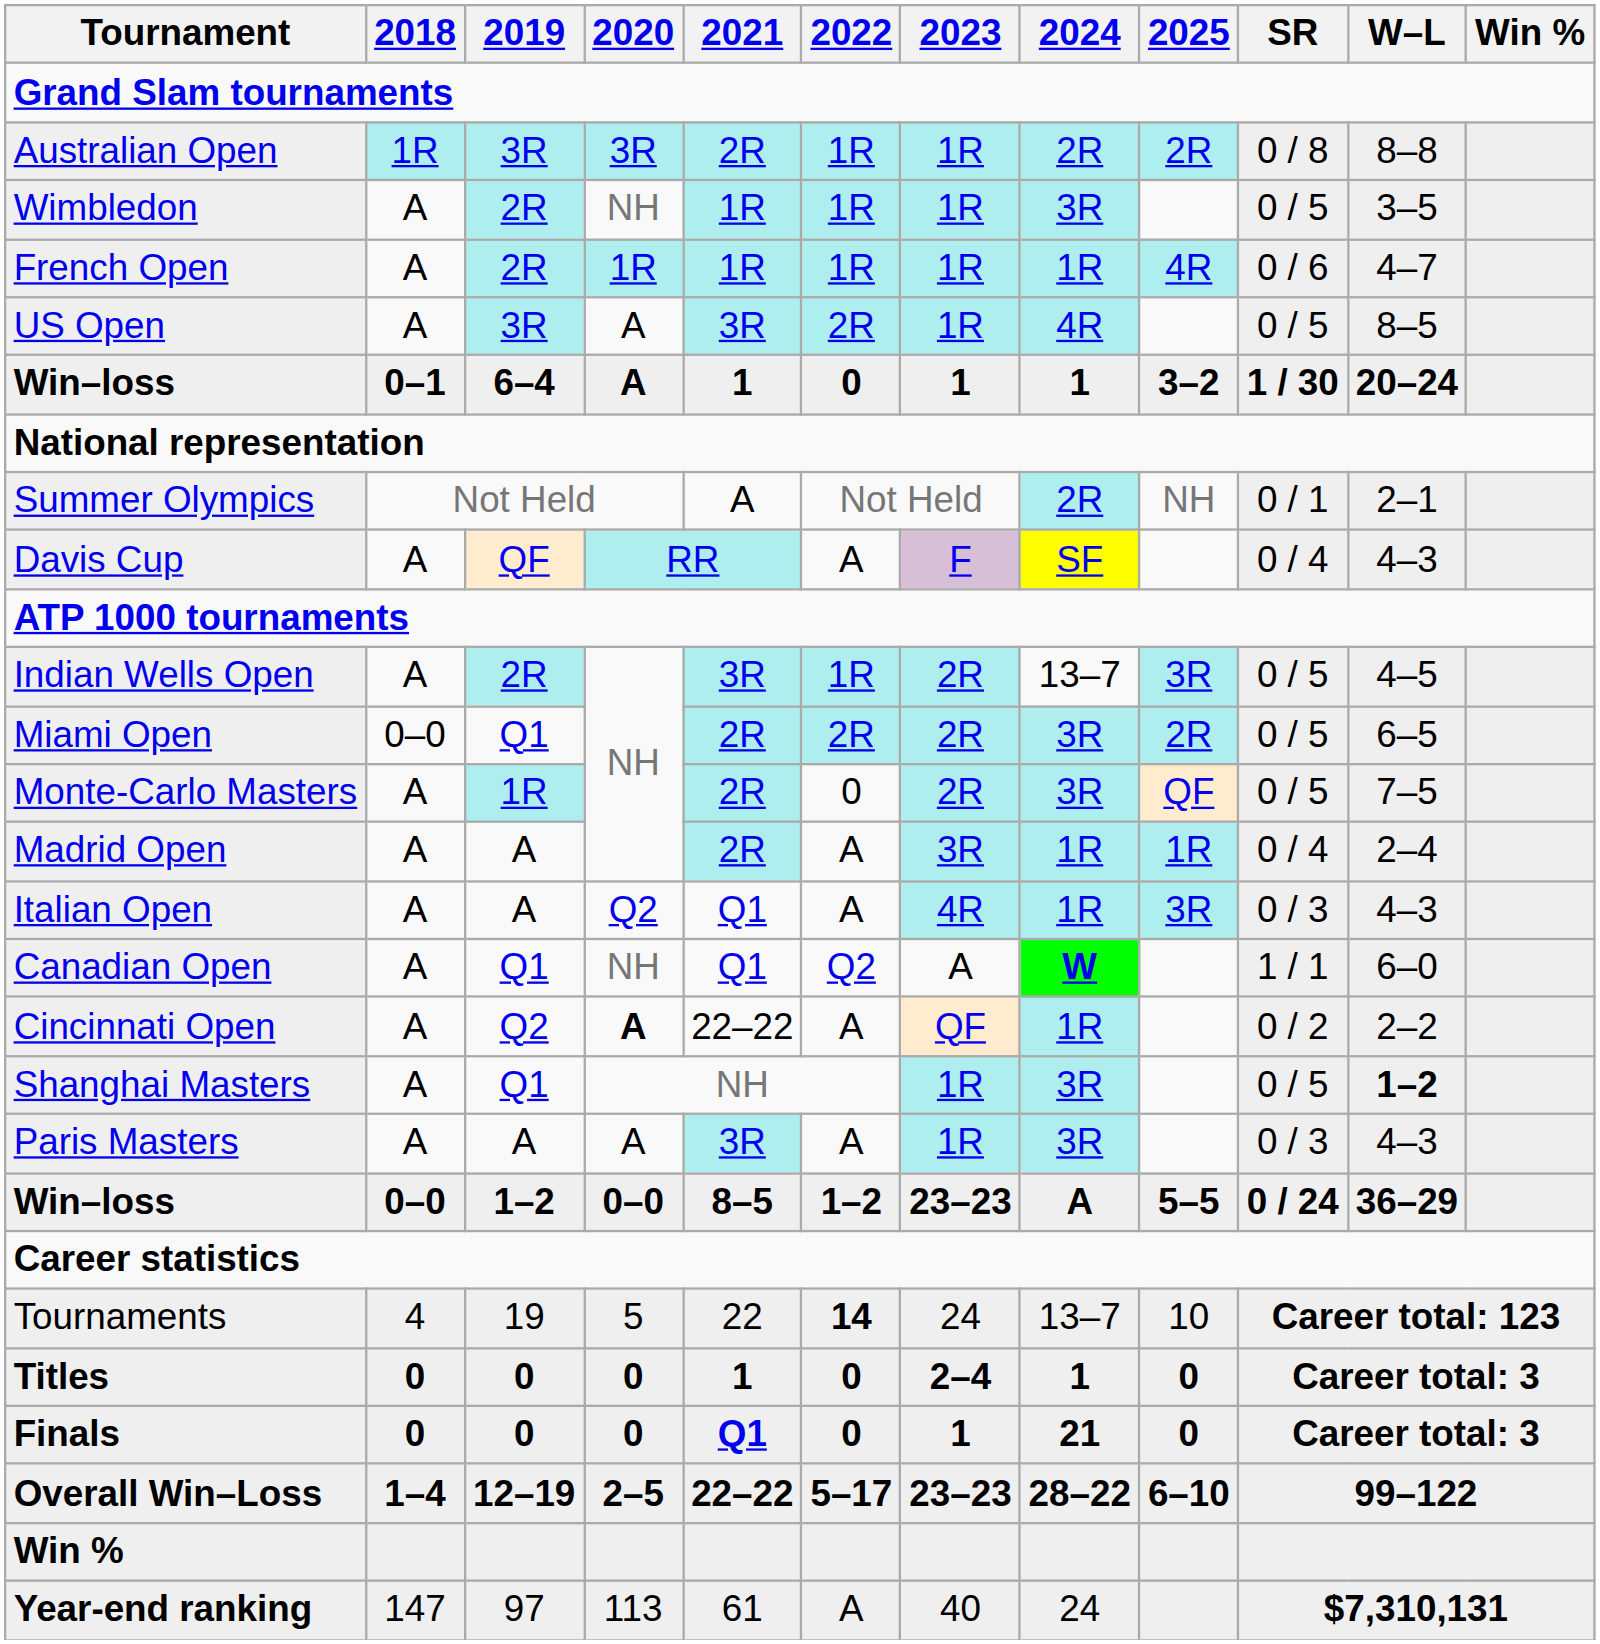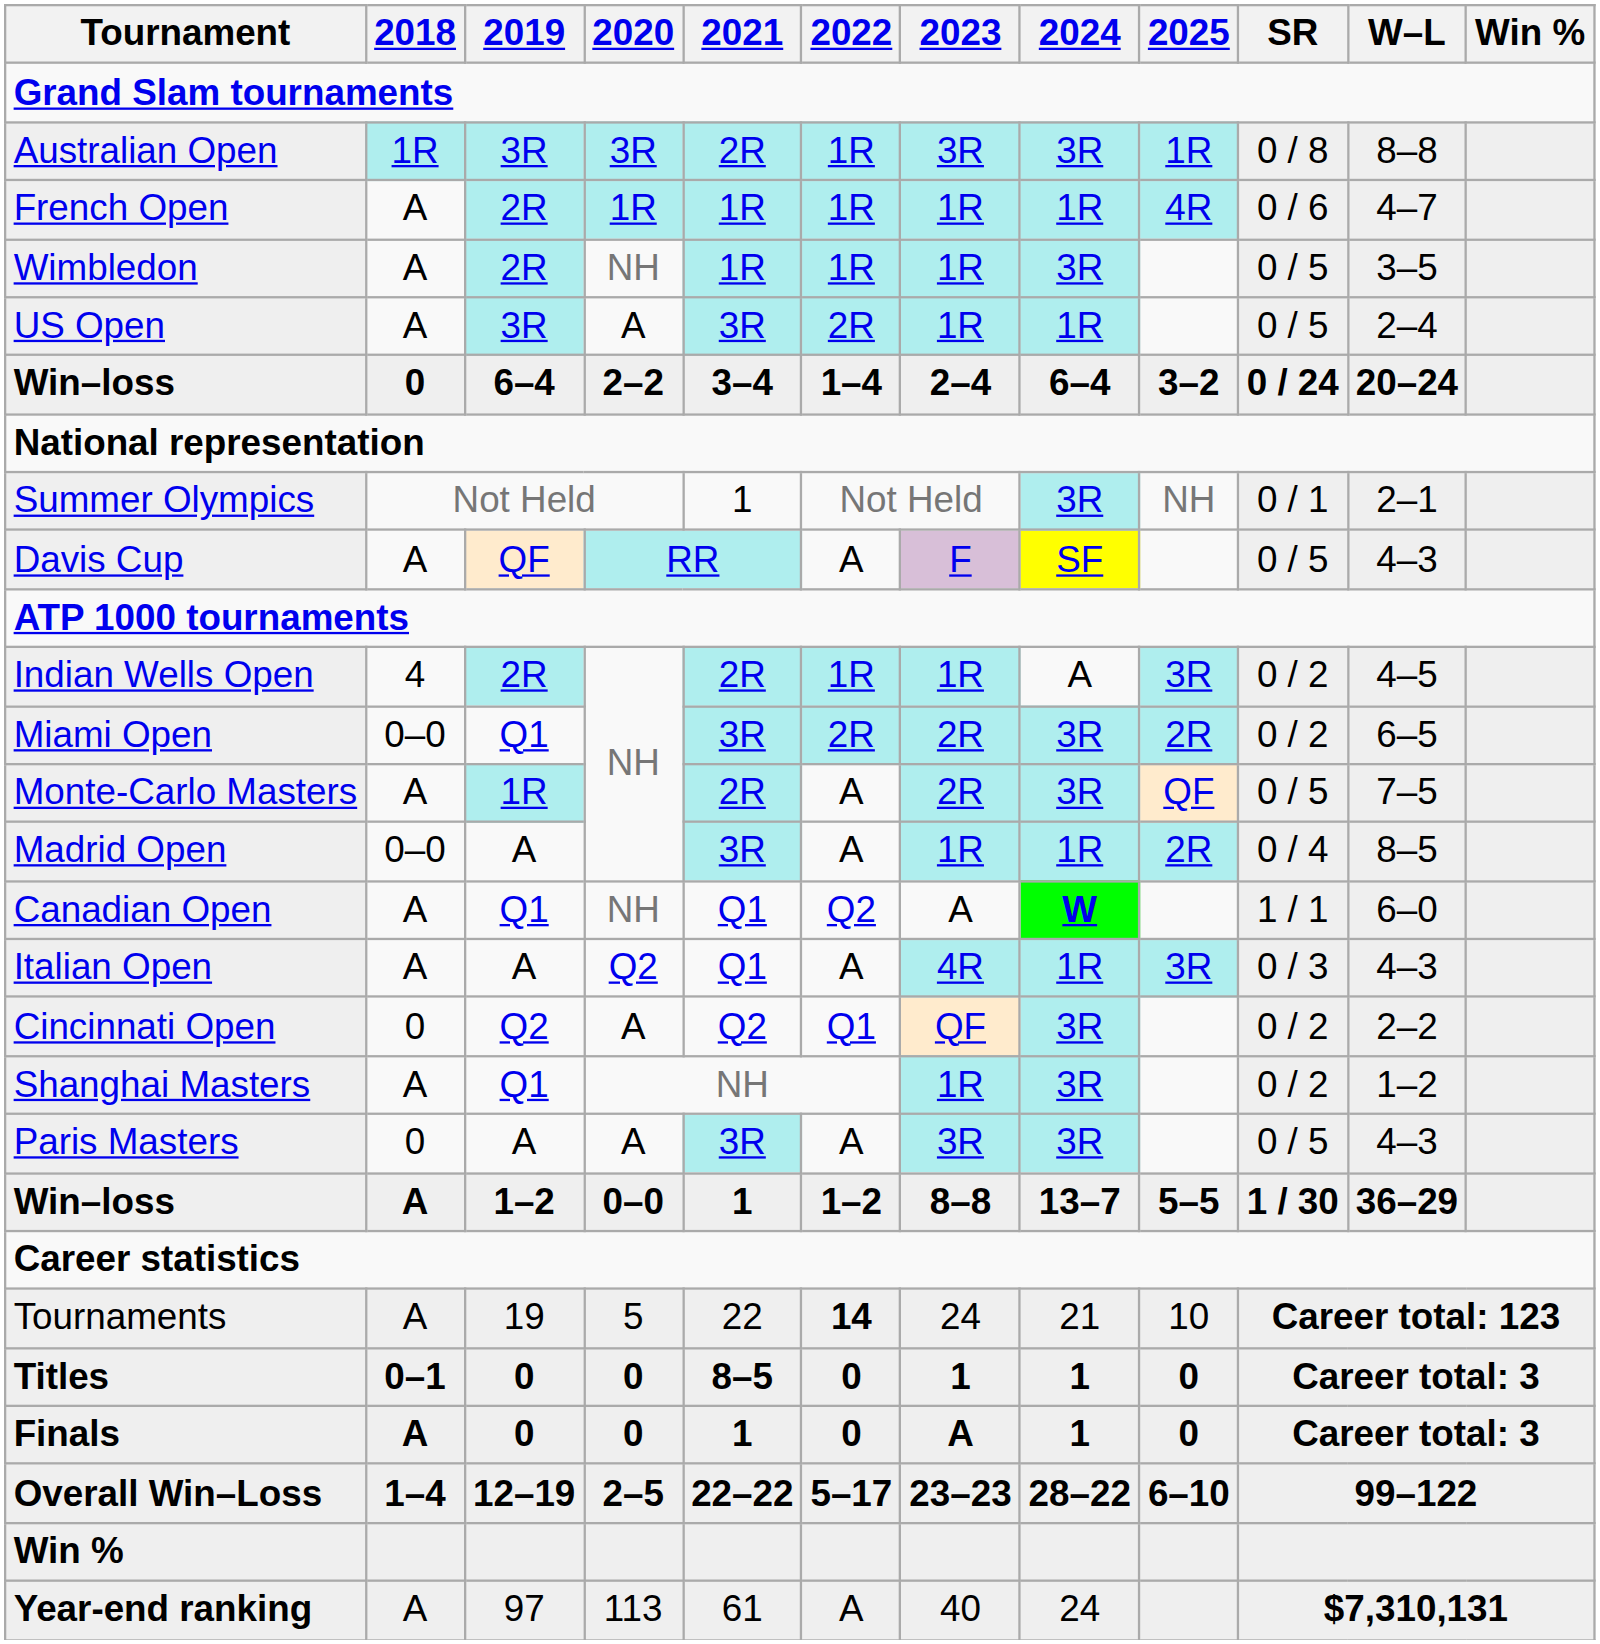(960, 150) 1R -> (960, 150) 3R
(1080, 150) 2R -> (1080, 150) 3R
(1189, 150) 2R -> (1189, 150) 1R
rows swapped: (121, 267) <-> (106, 208)
(1080, 325) 4R -> (1080, 325) 1R
(1407, 325) 8–5 -> (1407, 325) 2–4
(415, 383) 0–1 -> (415, 383) 0
(633, 383) A -> (633, 383) 2–2
(742, 383) 1 -> (742, 383) 3–4
(851, 383) 0 -> (851, 383) 1–4
(960, 383) 1 -> (960, 383) 2–4
(1080, 383) 1 -> (1080, 383) 6–4
(1293, 383) 1 / 30 -> (1293, 383) 0 / 24
(742, 500) A -> (742, 500) 1
(1080, 500) 2R -> (1080, 500) 3R
(1293, 558) 0 / 4 -> (1293, 558) 0 / 5
(415, 675) A -> (415, 675) 4
(742, 675) 3R -> (742, 675) 2R
(960, 675) 2R -> (960, 675) 1R
(1080, 675) 13–7 -> (1080, 675) A
(1293, 675) 0 / 5 -> (1293, 675) 0 / 2
(742, 734) 2R -> (742, 734) 3R
(1293, 734) 0 / 5 -> (1293, 734) 0 / 2
(851, 792) 0 -> (851, 792) A
(415, 850) A -> (415, 850) 0–0
(742, 850) 2R -> (742, 850) 3R
(960, 850) 3R -> (960, 850) 1R
(1189, 850) 1R -> (1189, 850) 2R
(1407, 850) 2–4 -> (1407, 850) 8–5
rows swapped: (113, 909) <-> (143, 967)
(415, 1025) A -> (415, 1025) 0
(633, 1025) bold -> (633, 1025) normal
(742, 1025) 22–22 -> (742, 1025) Q2
(851, 1025) A -> (851, 1025) Q1
(1080, 1025) 1R -> (1080, 1025) 3R
(1293, 1084) 0 / 5 -> (1293, 1084) 0 / 2
(1407, 1084) bold -> (1407, 1084) normal
(415, 1142) A -> (415, 1142) 0
(960, 1142) 1R -> (960, 1142) 3R
(1293, 1142) 0 / 3 -> (1293, 1142) 0 / 5
(415, 1200) 0–0 -> (415, 1200) A
(742, 1200) 8–5 -> (742, 1200) 1
(960, 1200) 23–23 -> (960, 1200) 8–8
(1080, 1200) A -> (1080, 1200) 13–7
(1293, 1200) 0 / 24 -> (1293, 1200) 1 / 30
(415, 1317) 4 -> (415, 1317) A
(1080, 1317) 13–7 -> (1080, 1317) 21
(415, 1376) 0 -> (415, 1376) 0–1
(742, 1376) 1 -> (742, 1376) 8–5
(960, 1376) 2–4 -> (960, 1376) 1
(415, 1434) 0 -> (415, 1434) A
(742, 1434) Q1 -> (742, 1434) 1
(960, 1434) 1 -> (960, 1434) A
(1080, 1434) 21 -> (1080, 1434) 1
(415, 1609) 147 -> (415, 1609) A
